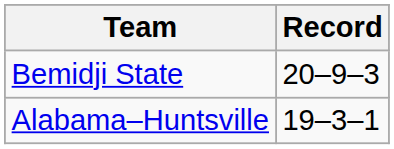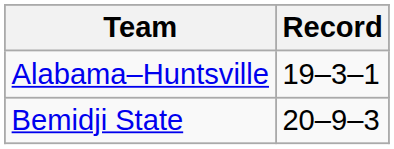rows swapped: (97, 73) <-> (140, 119)
